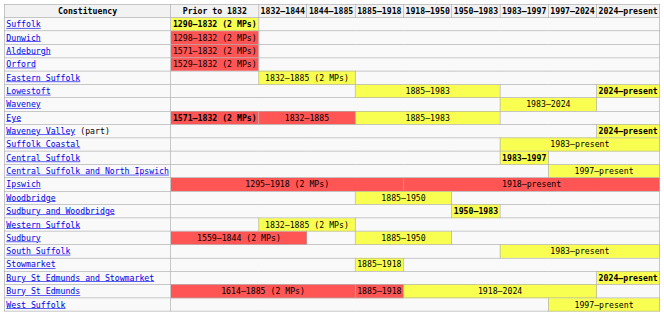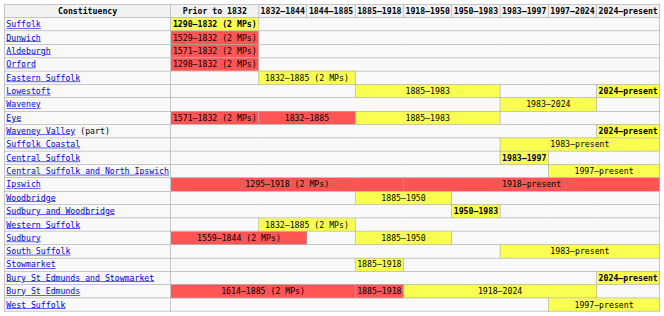(215, 38) 1298–1832 (2 MPs) -> (215, 38) 1529–1832 (2 MPs)
(215, 64) 1529–1832 (2 MPs) -> (215, 64) 1298–1832 (2 MPs)
(215, 118) bold -> (215, 118) normal
